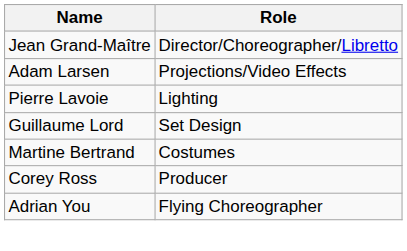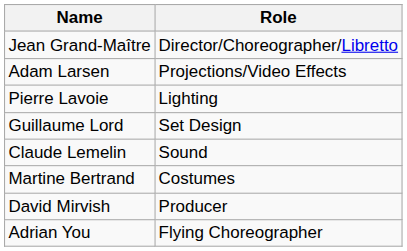+ row: (67, 152)
+ row: (59, 206)
- row: (53, 179)
